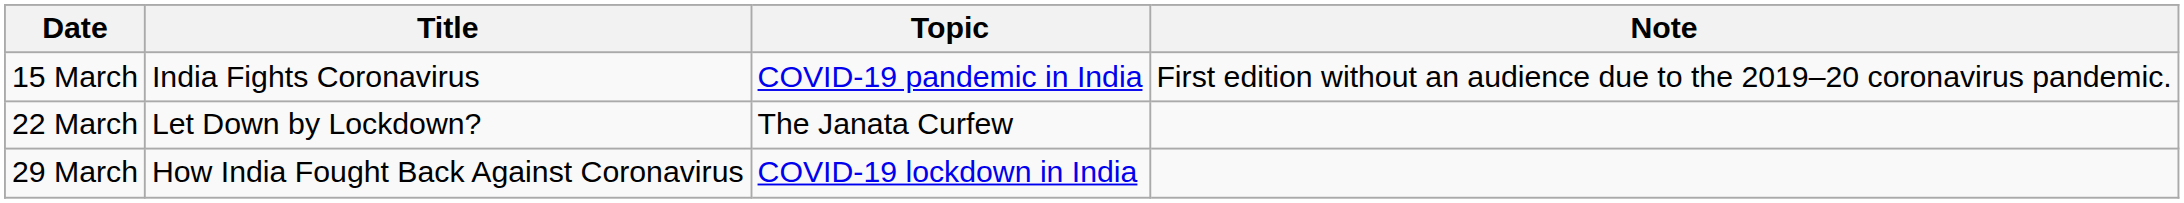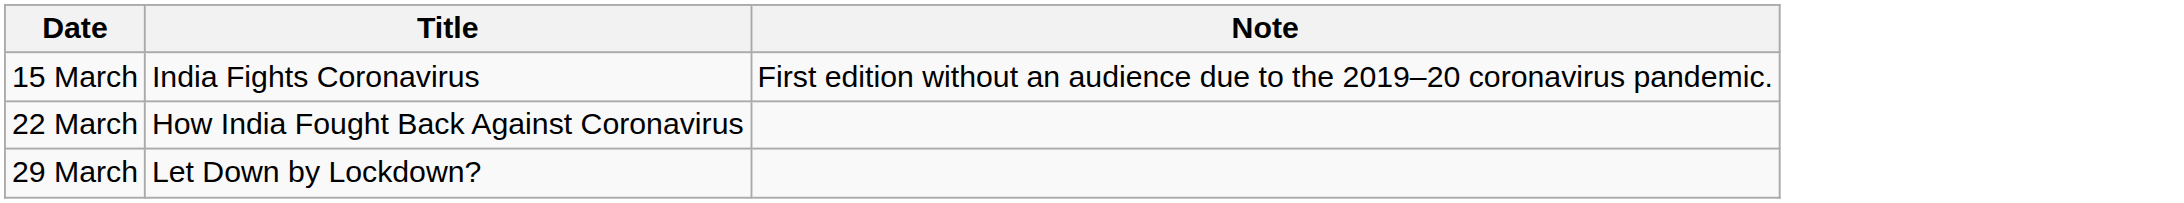- column: (950, 28)
(317, 124) Let Down by Lockdown? -> (448, 124) How India Fought Back Against Coronavirus
(448, 172) How India Fought Back Against Coronavirus -> (317, 172) Let Down by Lockdown?
